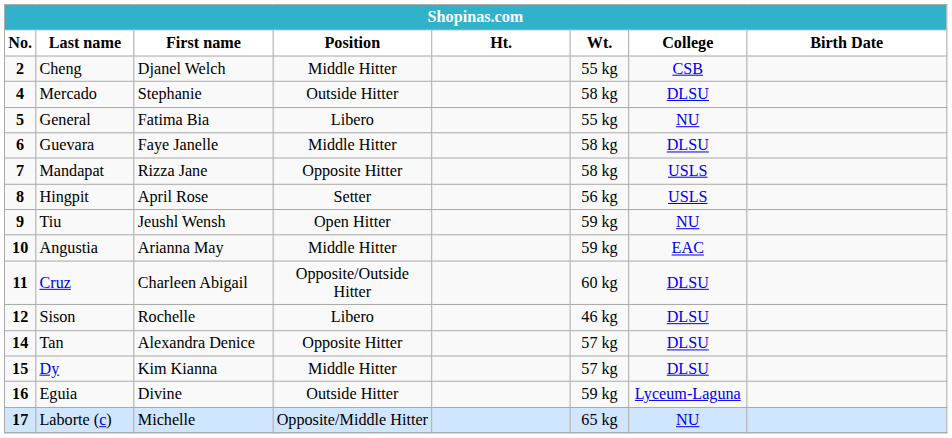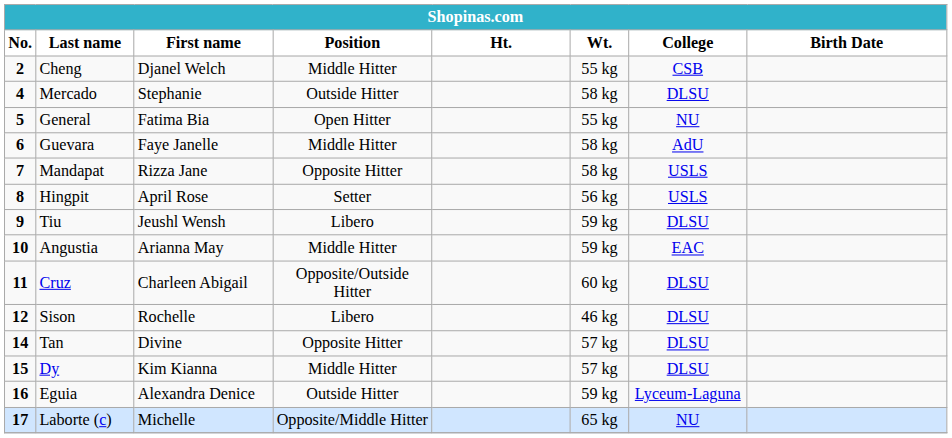(352, 119) Libero -> (352, 119) Open Hitter
(688, 145) DLSU -> (688, 145) AdU
(352, 222) Open Hitter -> (352, 222) Libero
(688, 222) NU -> (688, 222) DLSU
(196, 343) Alexandra Denice -> (160, 343) Divine
(160, 394) Divine -> (196, 394) Alexandra Denice
